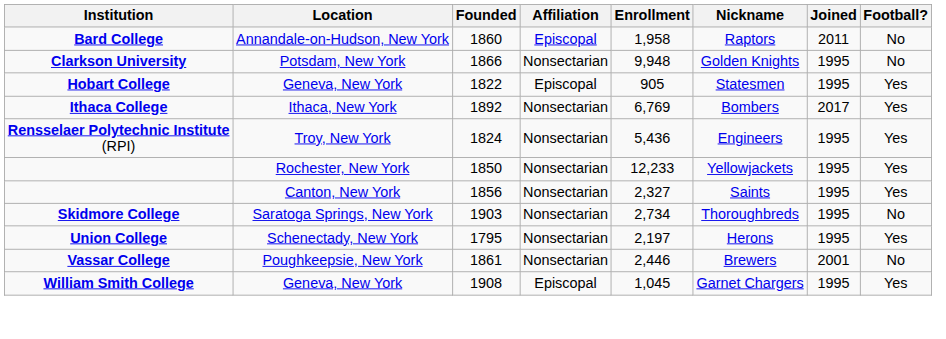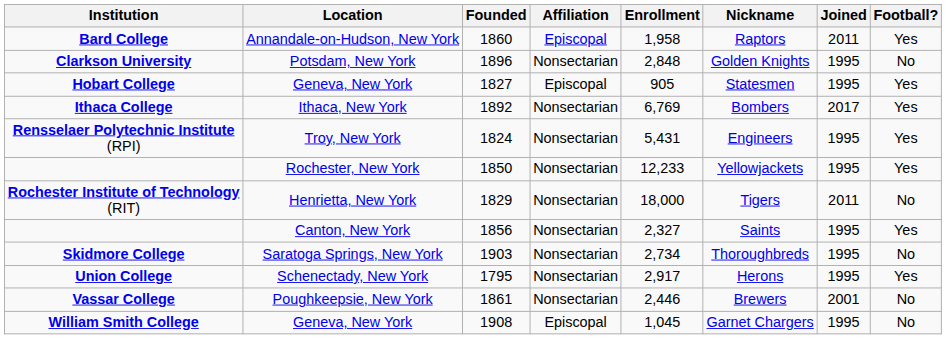(896, 38) No -> (906, 38) Yes
(486, 61) 1866 -> (496, 61) 1896
(652, 61) 9,948 -> (662, 61) 2,848
(486, 84) 1822 -> (496, 84) 1827
(652, 138) 5,436 -> (662, 138) 5,431
+ row: (124, 200)
(652, 237) 2,197 -> (662, 276) 2,917
(896, 283) Yes -> (906, 322) No
